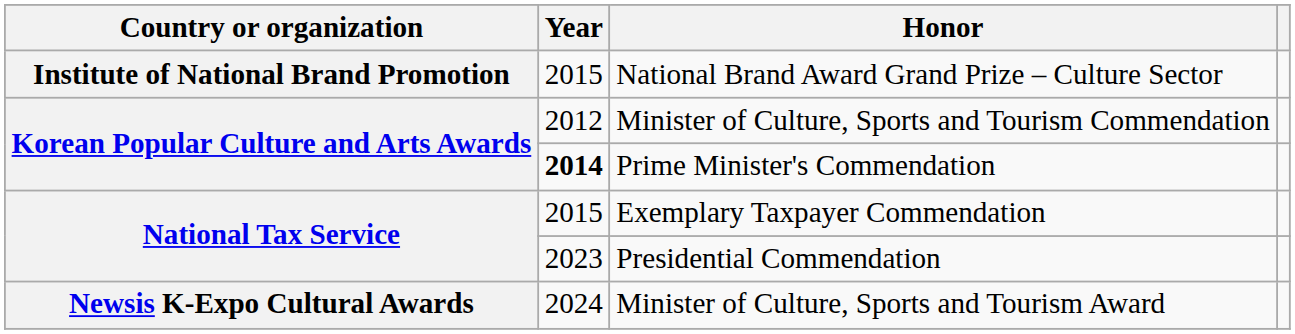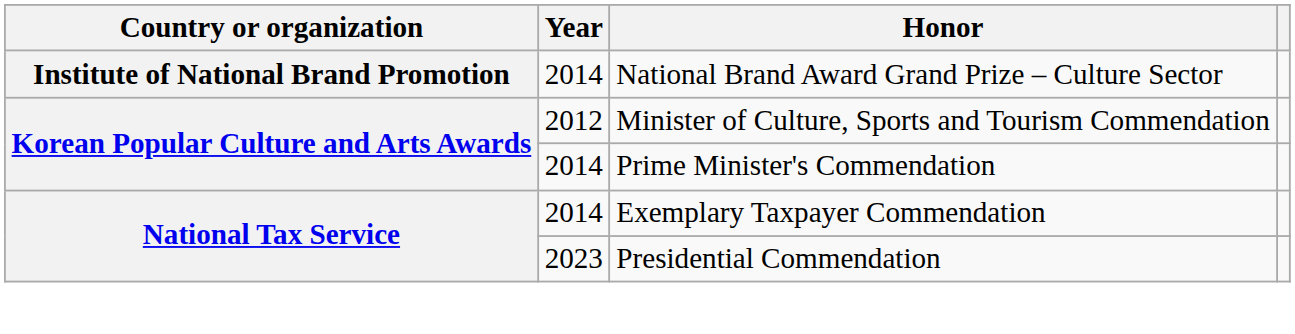(574, 73) 2015 -> (574, 73) 2014
(574, 166) bold -> (574, 166) normal
(574, 212) 2015 -> (574, 212) 2014
- row: (891, 304)
